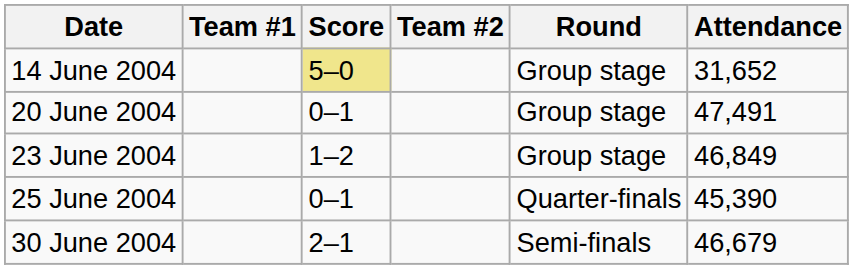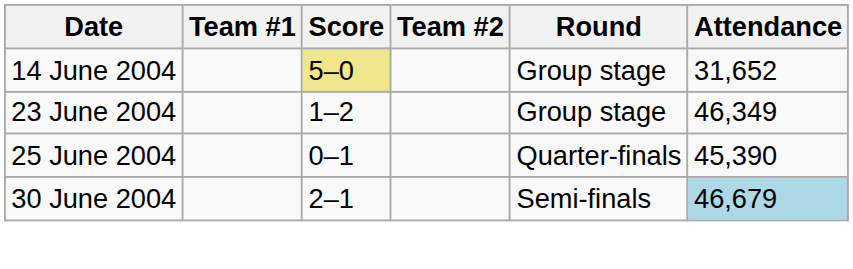- row: (94, 113)
(736, 156) 46,849 -> (736, 113) 46,349
(736, 242) no background -> (736, 199) lightblue background
